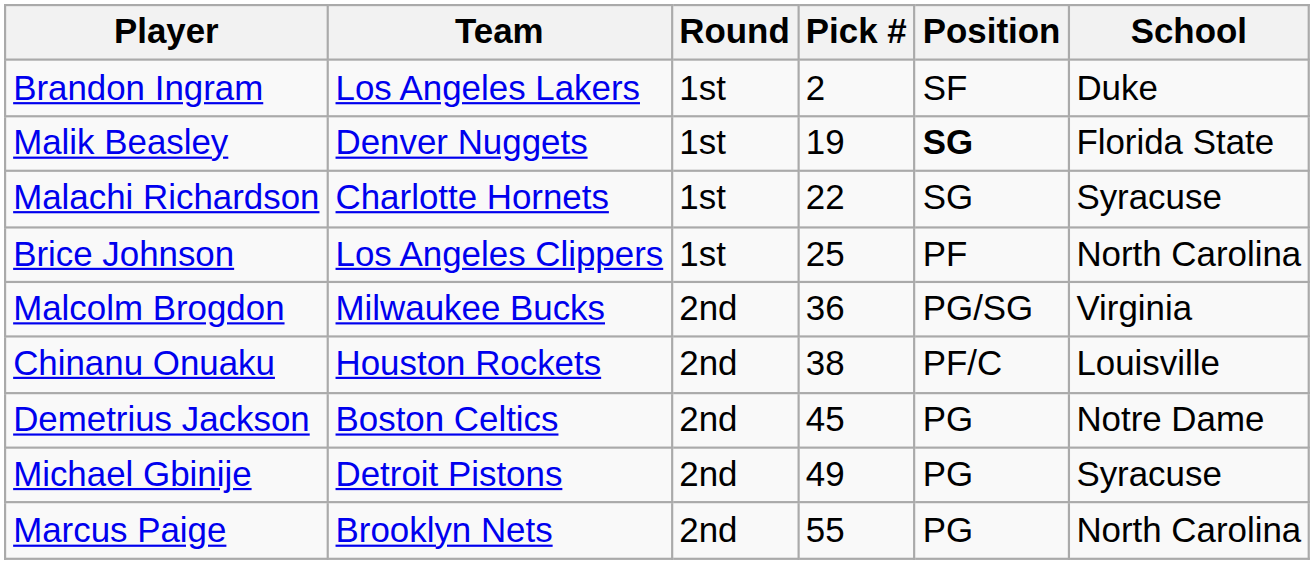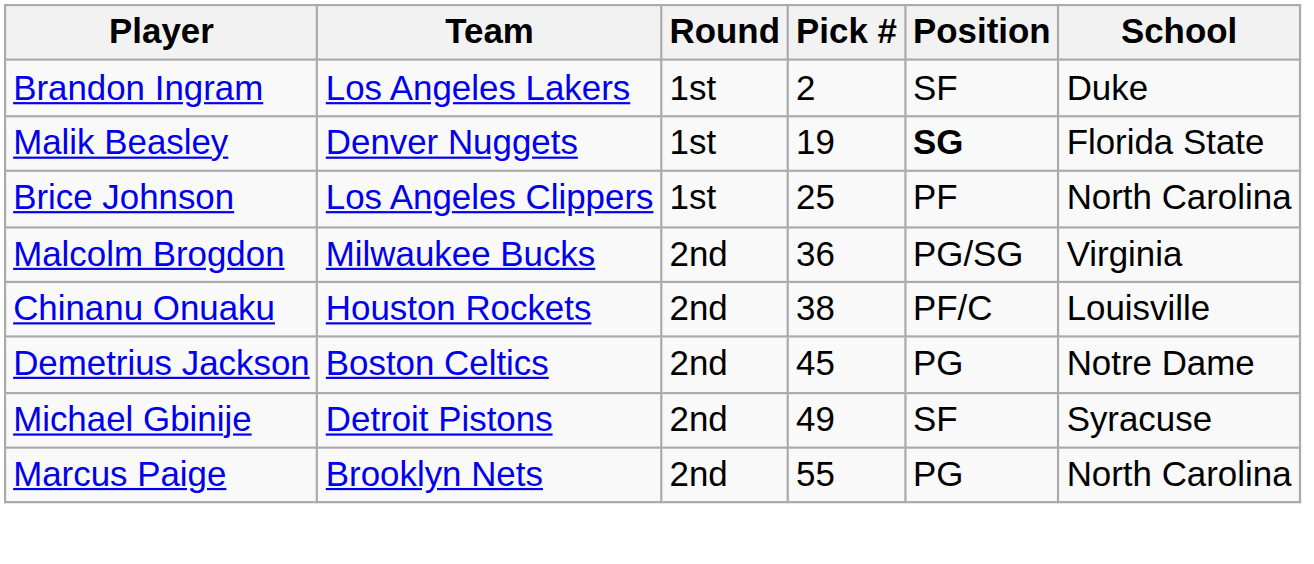- row: (166, 198)
(948, 474) PG -> (935, 419) SF
